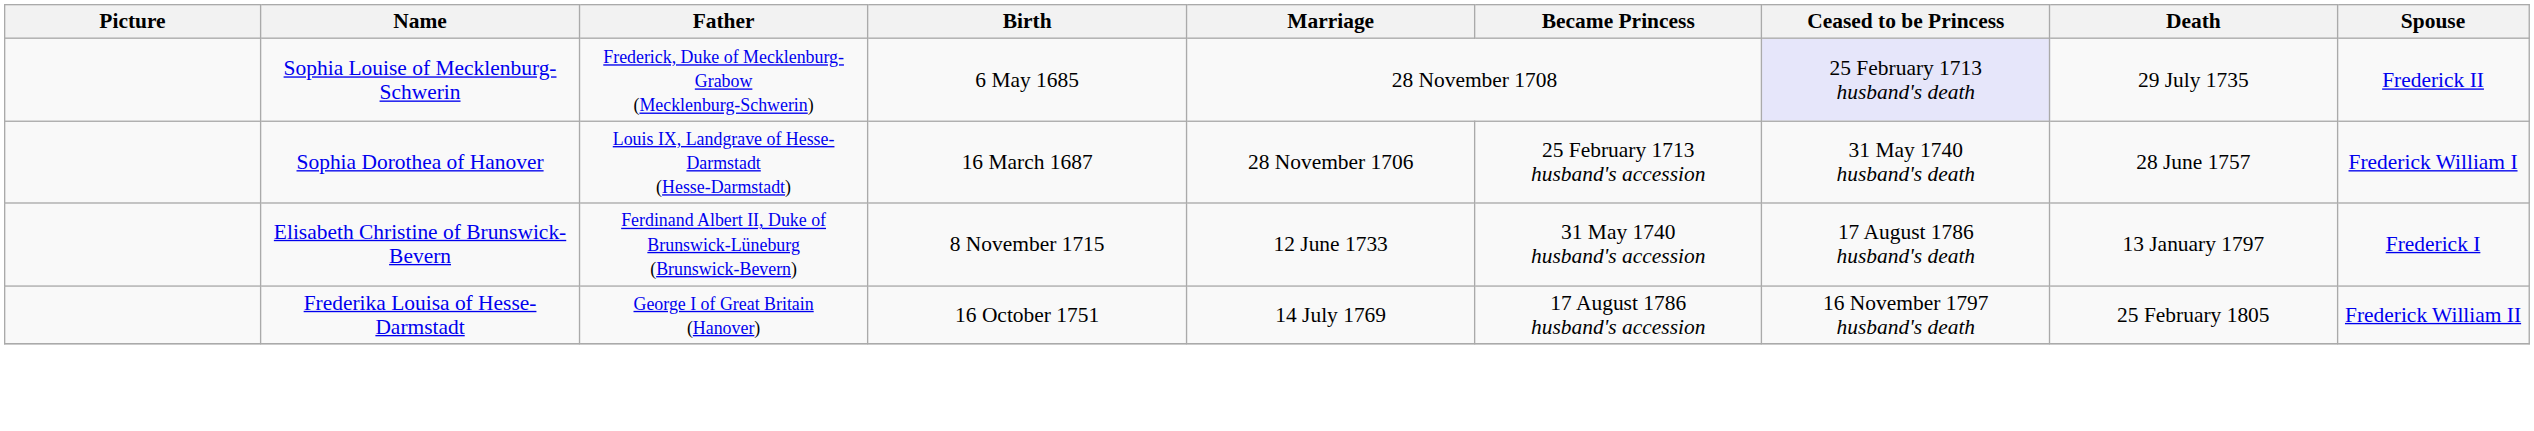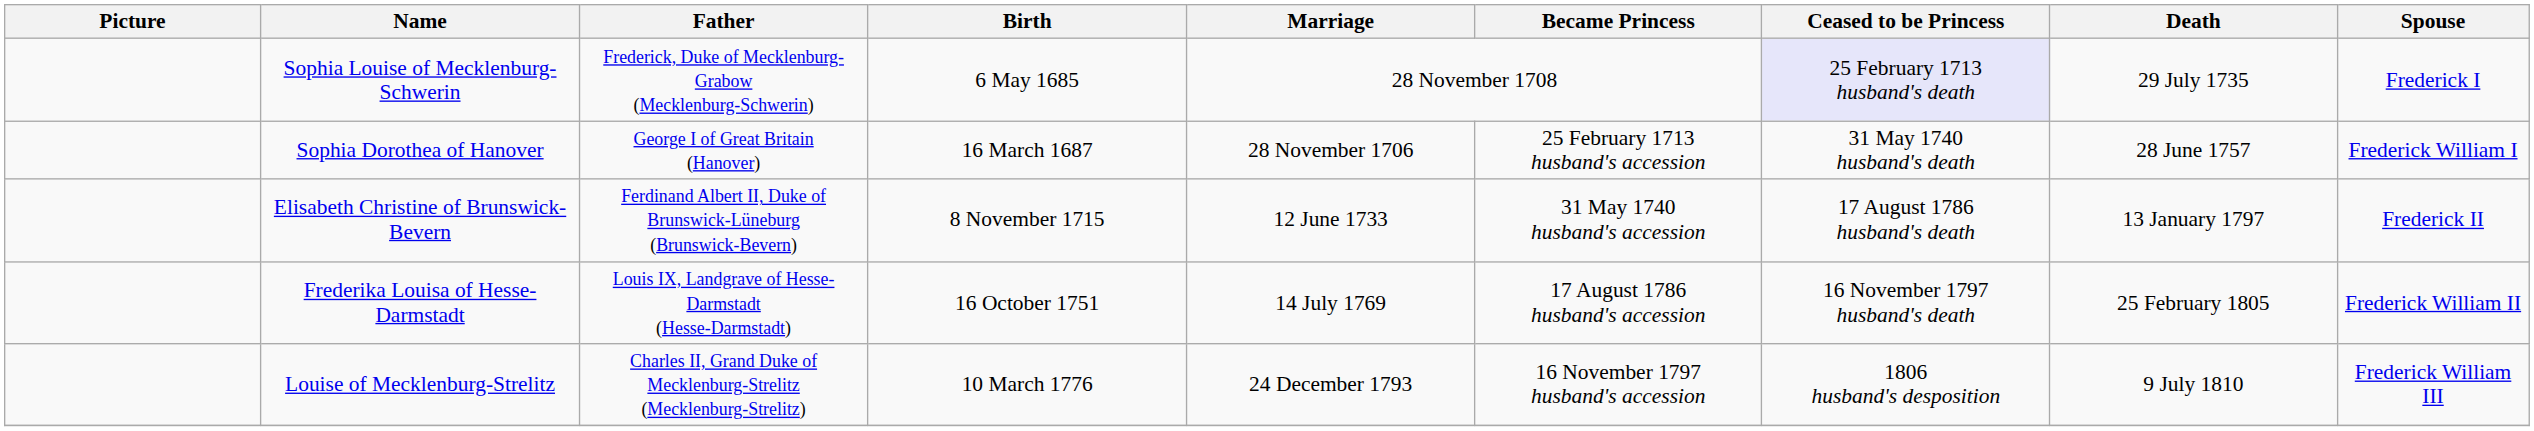(2433, 79) Frederick II -> (2433, 79) Frederick I
(724, 163) Louis IX, Landgrave of Hesse-Darmstadt (Hesse-Darmstadt) -> (724, 151) George I of Great Britain (Hanover)
(2433, 244) Frederick I -> (2433, 219) Frederick II
(724, 315) George I of Great Britain (Hanover) -> (724, 303) Louis IX, Landgrave of Hesse-Darmstadt (Hesse-Darmstadt)
+ row: (420, 384)
